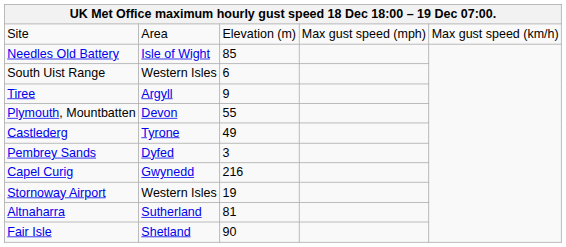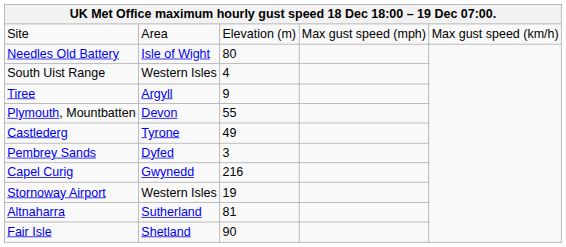(229, 53) 85 -> (229, 53) 80
(226, 73) 6 -> (226, 73) 4
